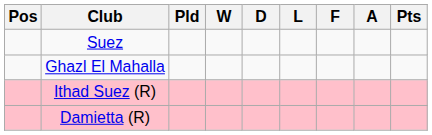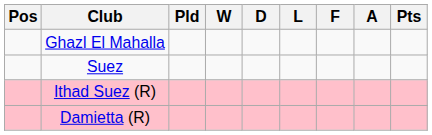rows swapped: (105, 42) <-> (105, 67)
